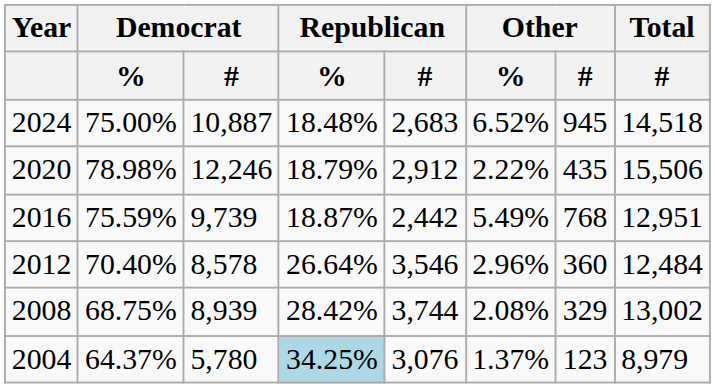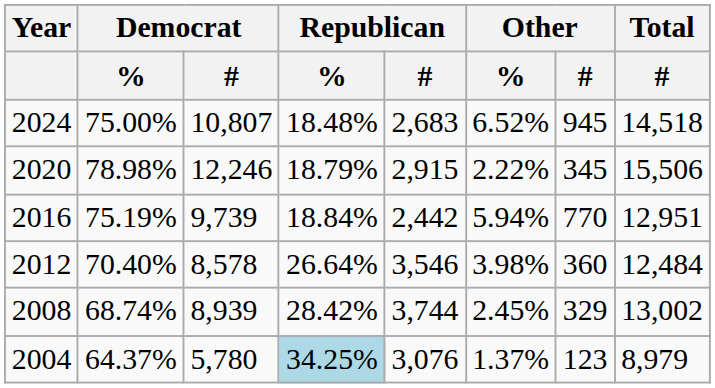(231, 122) 10,887 -> (231, 122) 10,807
(425, 169) 2,912 -> (425, 169) 2,915
(585, 169) 435 -> (585, 169) 345
(131, 216) 75.59% -> (131, 216) 75.19%
(332, 216) 18.87% -> (332, 216) 18.84%
(511, 216) 5.49% -> (511, 216) 5.94%
(585, 216) 768 -> (585, 216) 770
(511, 264) 2.96% -> (511, 264) 3.98%
(131, 311) 68.75% -> (131, 311) 68.74%
(511, 311) 2.08% -> (511, 311) 2.45%
